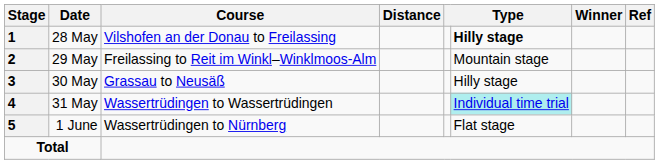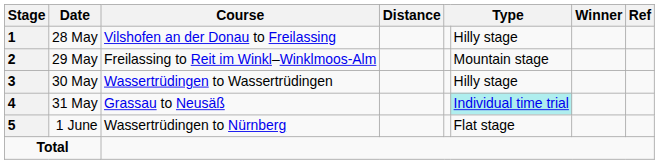(488, 37) bold -> (486, 37) normal
(164, 81) Grassau to Neusäß -> (218, 81) Wassertrüdingen to Wassertrüdingen
(218, 103) Wassertrüdingen to Wassertrüdingen -> (164, 103) Grassau to Neusäß
